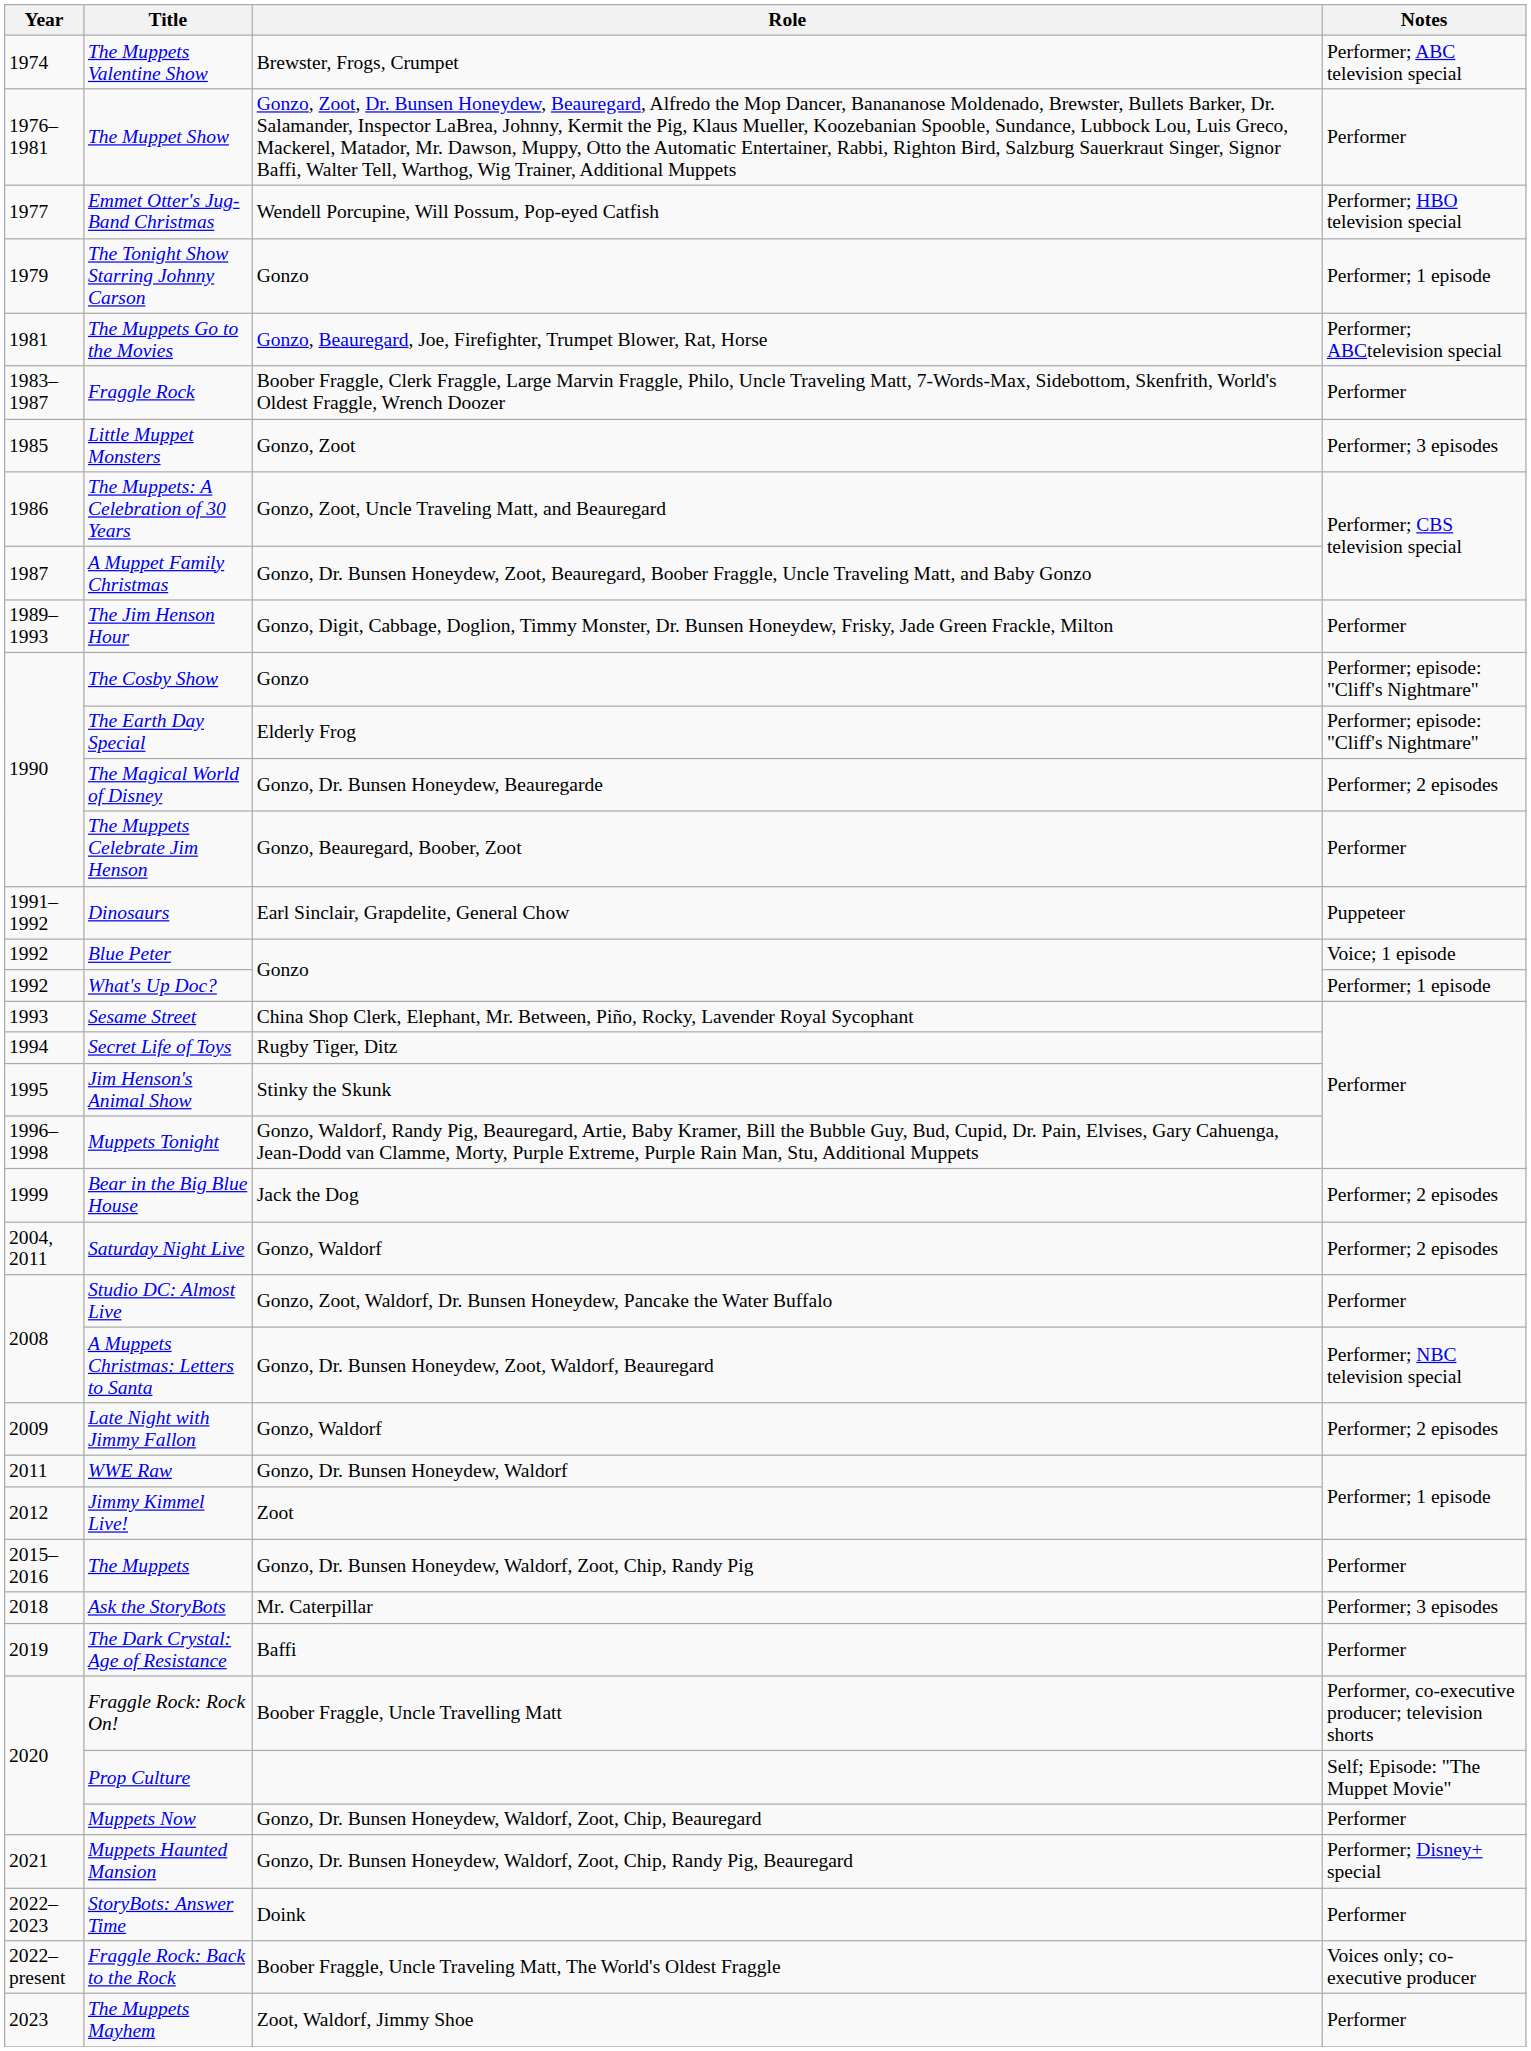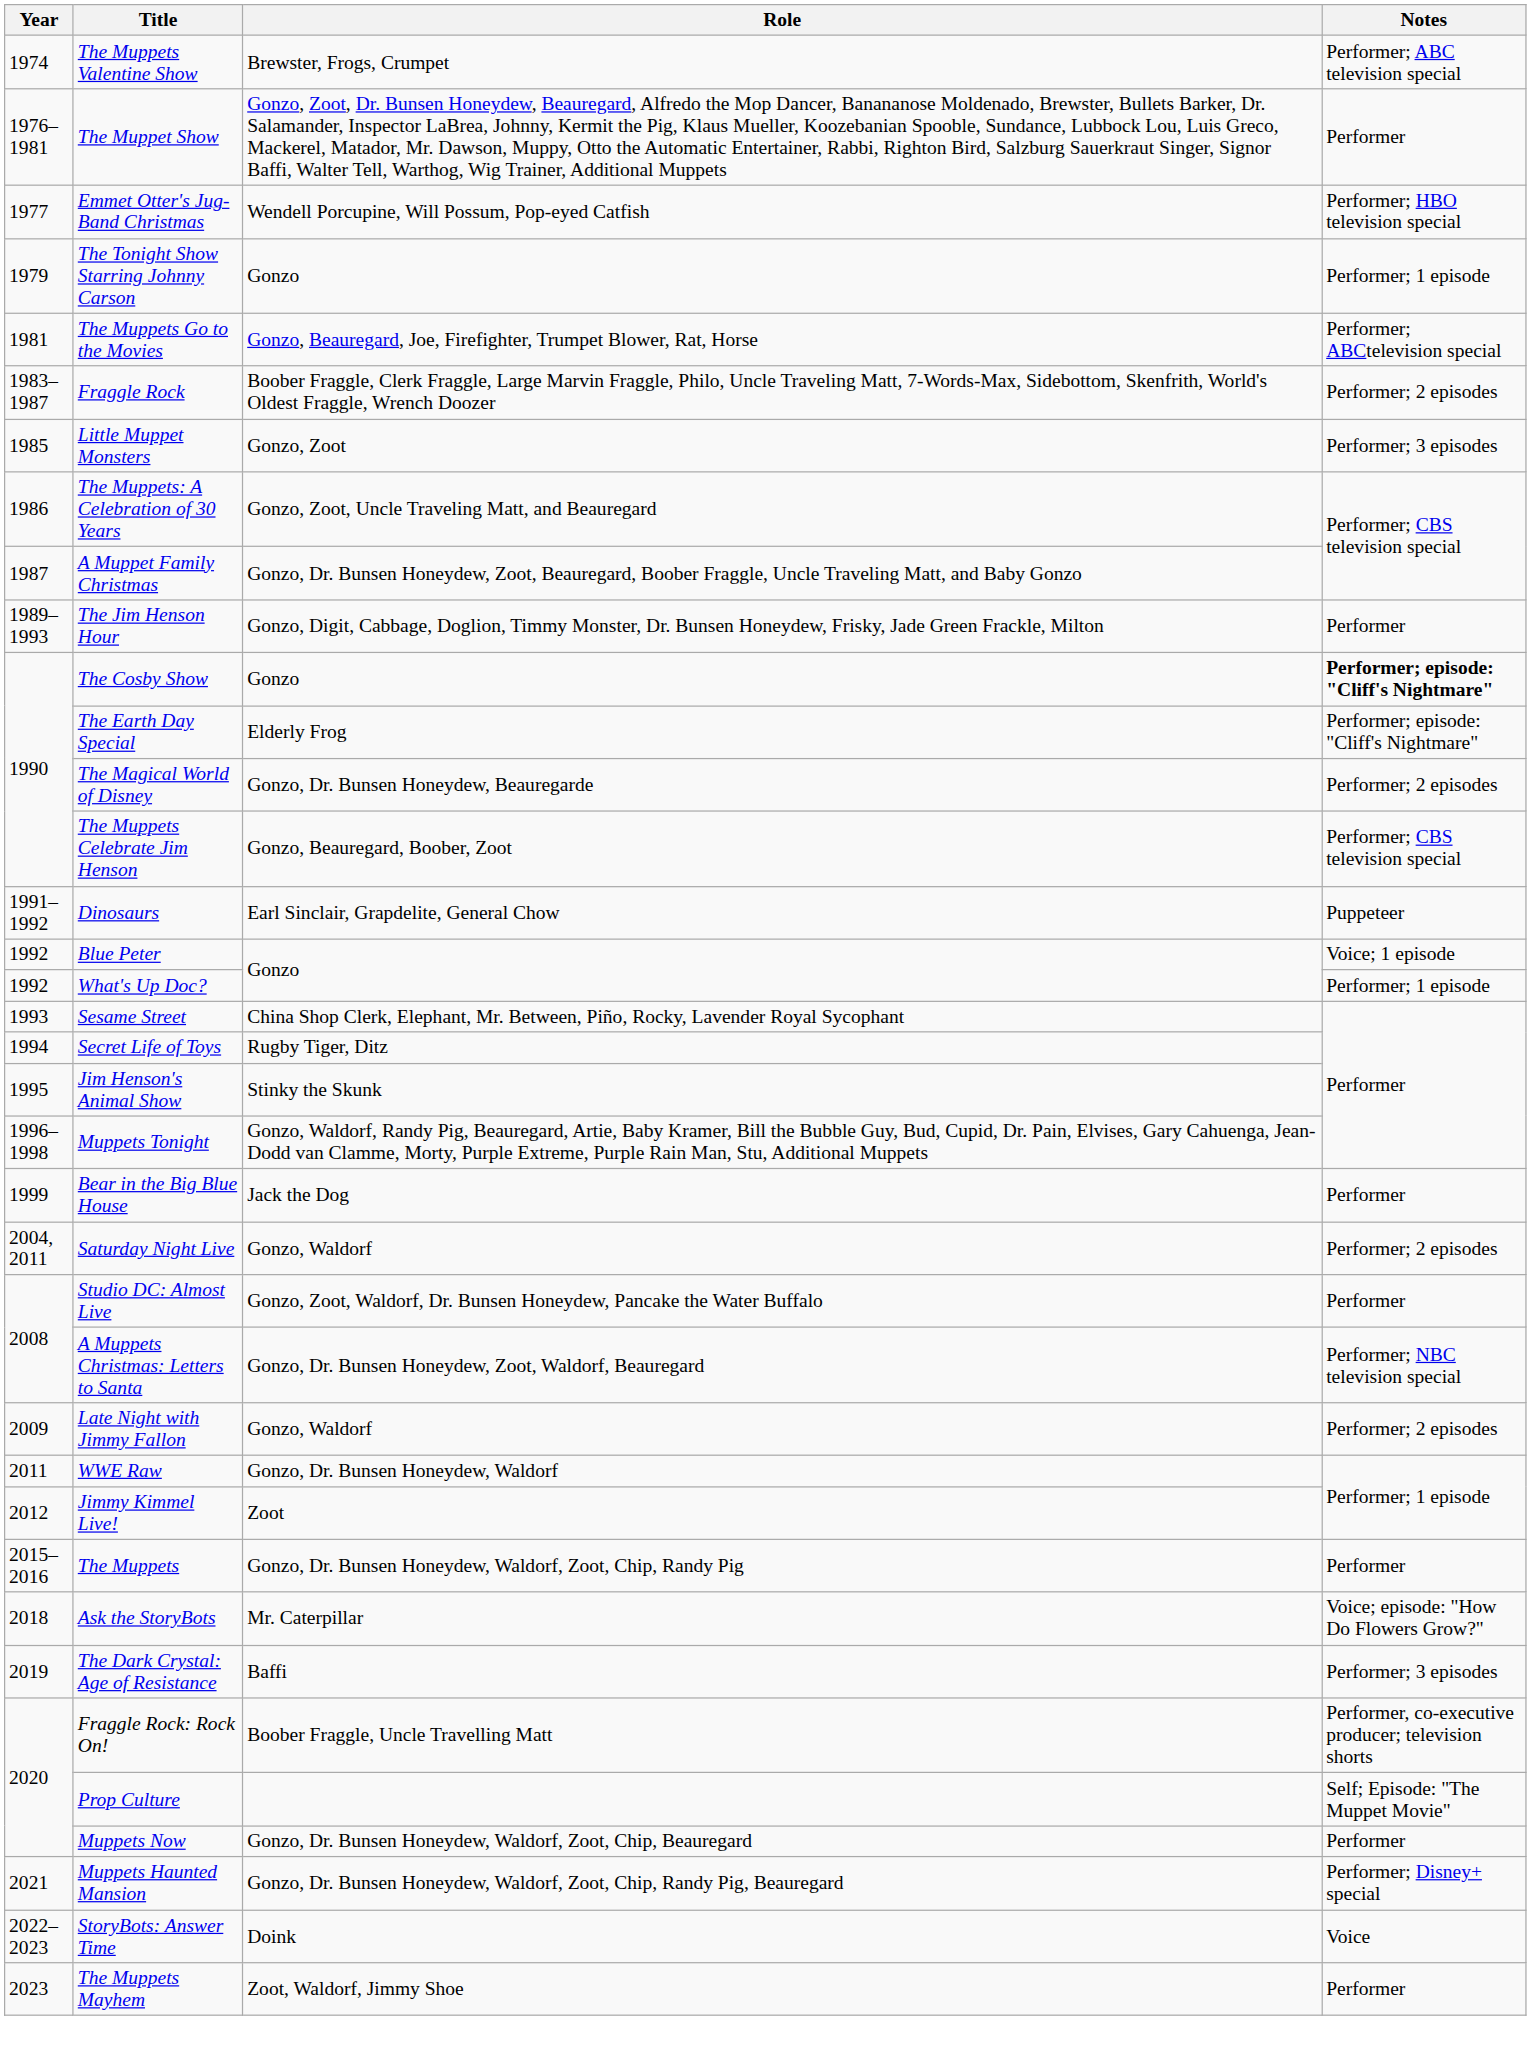(1366, 392) Performer -> (1412, 392) Performer; 2 episodes
(1404, 678) normal -> (1410, 678) bold
(1366, 848) Performer -> (1394, 848) Performer; CBS television special
(1413, 1195) Performer; 2 episodes -> (1366, 1195) Performer
(1413, 1607) Performer; 3 episodes -> (1411, 1618) Voice; episode: "How Do Flowers Grow?"
(1366, 1649) Performer -> (1412, 1671) Performer; 3 episodes
(1366, 1914) Performer -> (1348, 1935) Voice
- row: (167, 1966)
